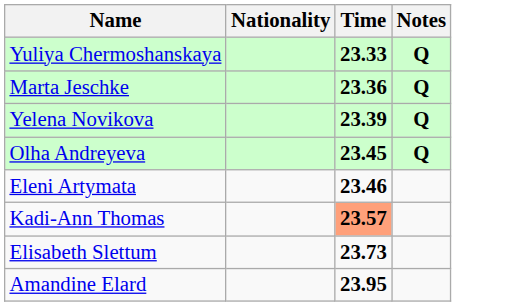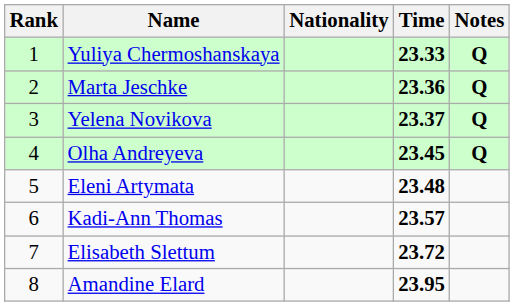+ column: (34, 20)
(363, 119) 23.39 -> (422, 119) 23.37
(363, 185) 23.46 -> (422, 185) 23.48
(363, 218) lightsalmon background -> (422, 218) no background
(363, 251) 23.73 -> (422, 251) 23.72
